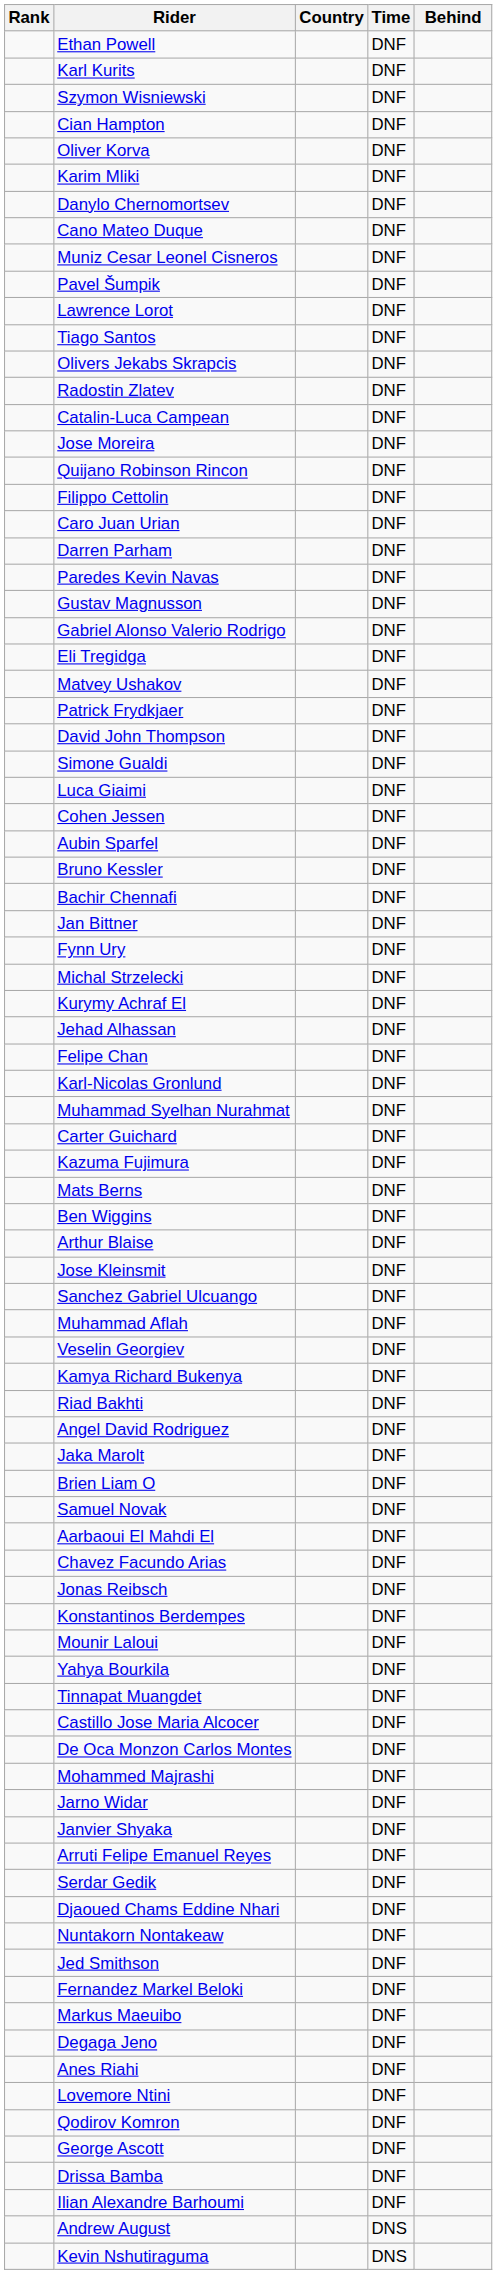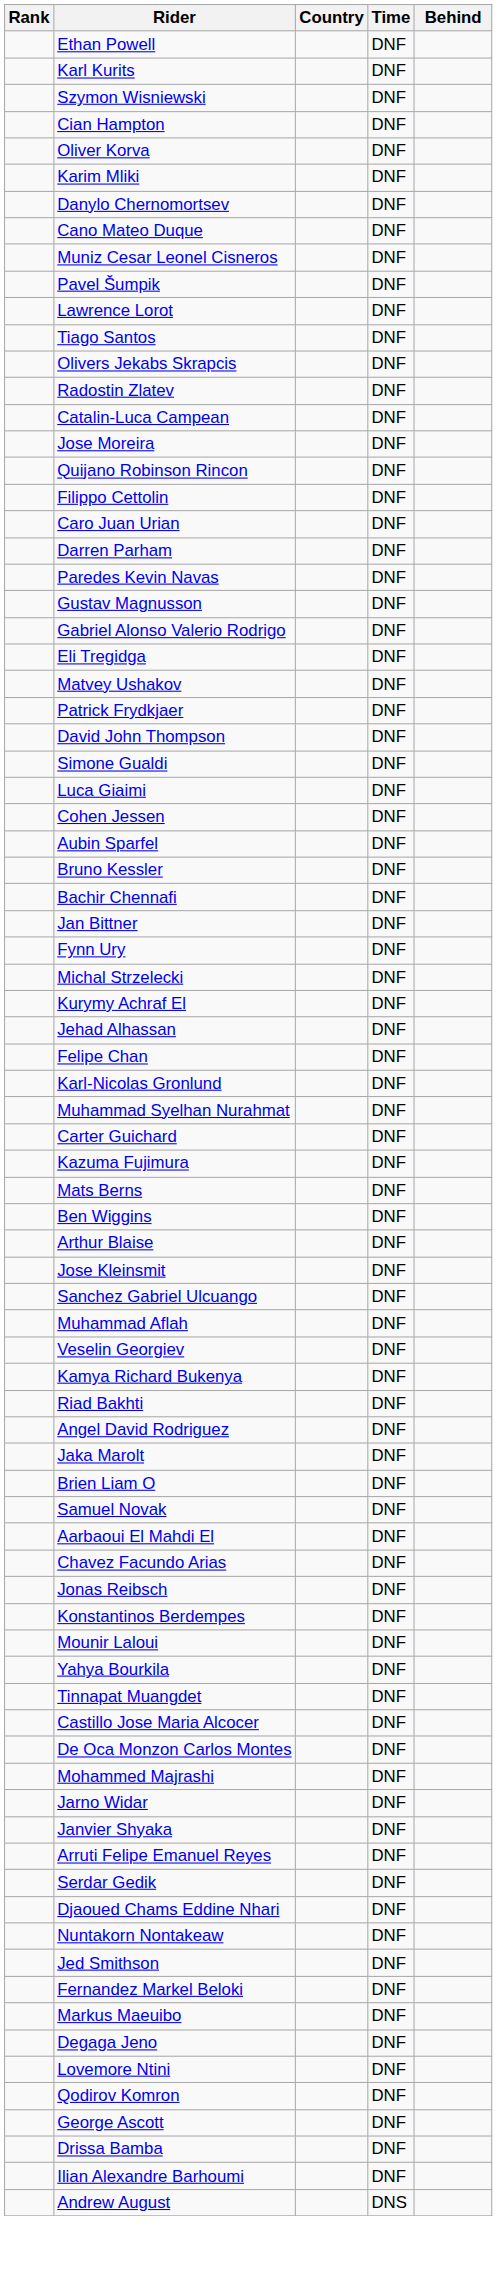- row: (98, 2069)
- row: (133, 2255)
